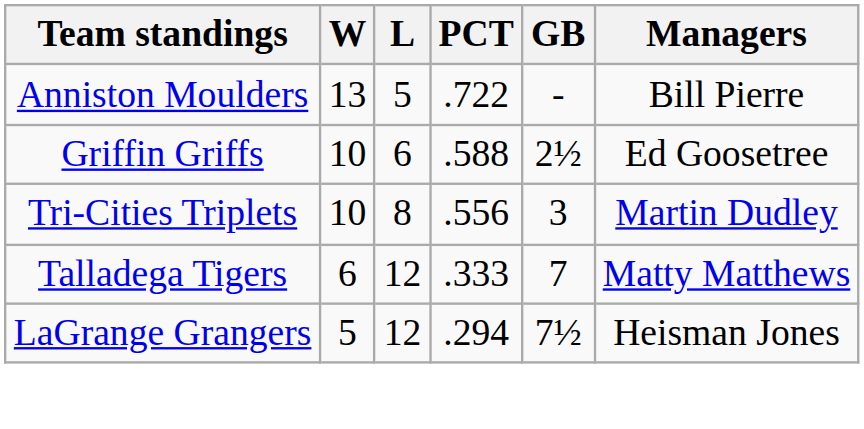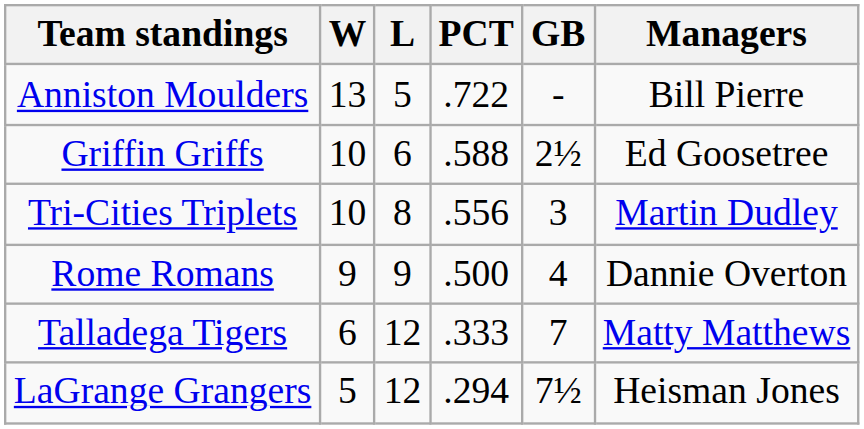+ row: (163, 272)
